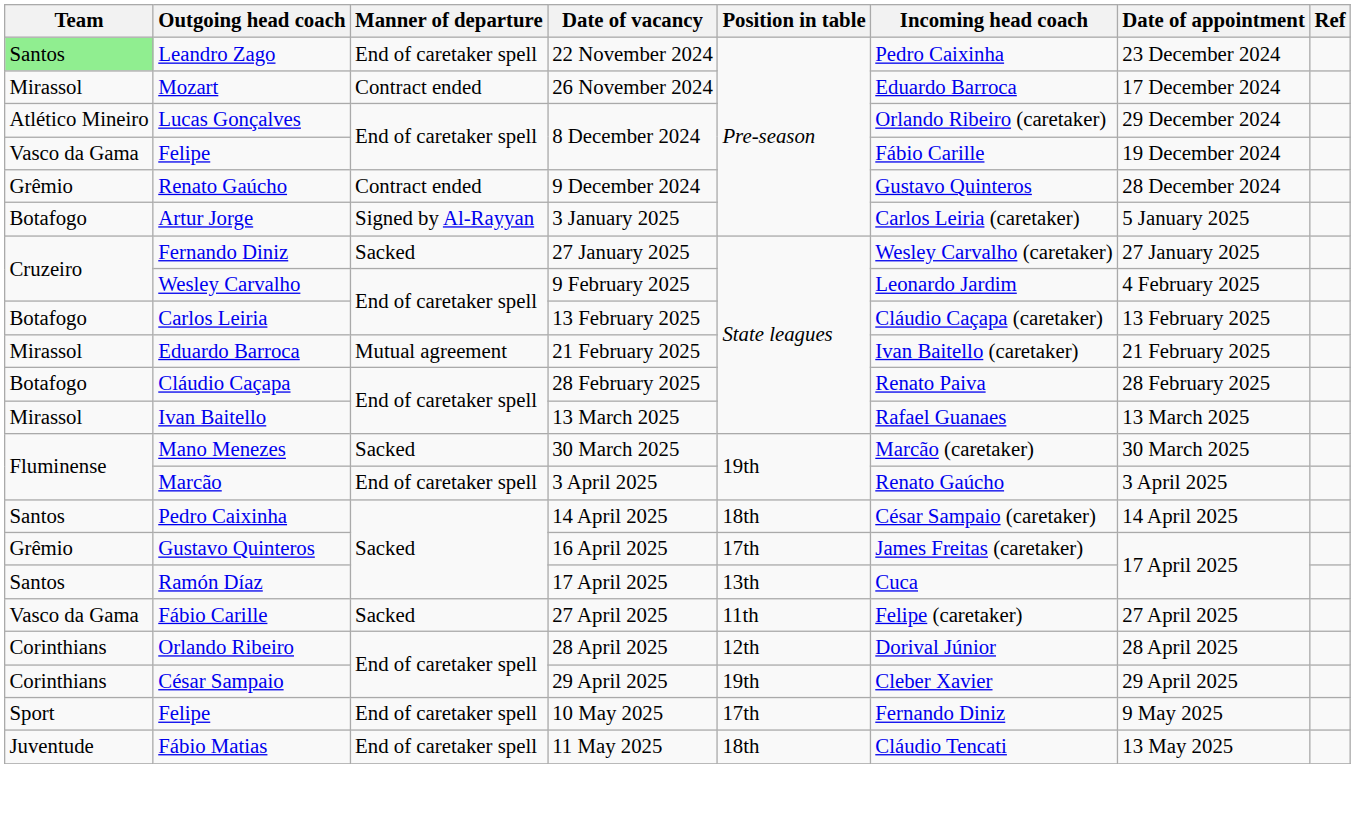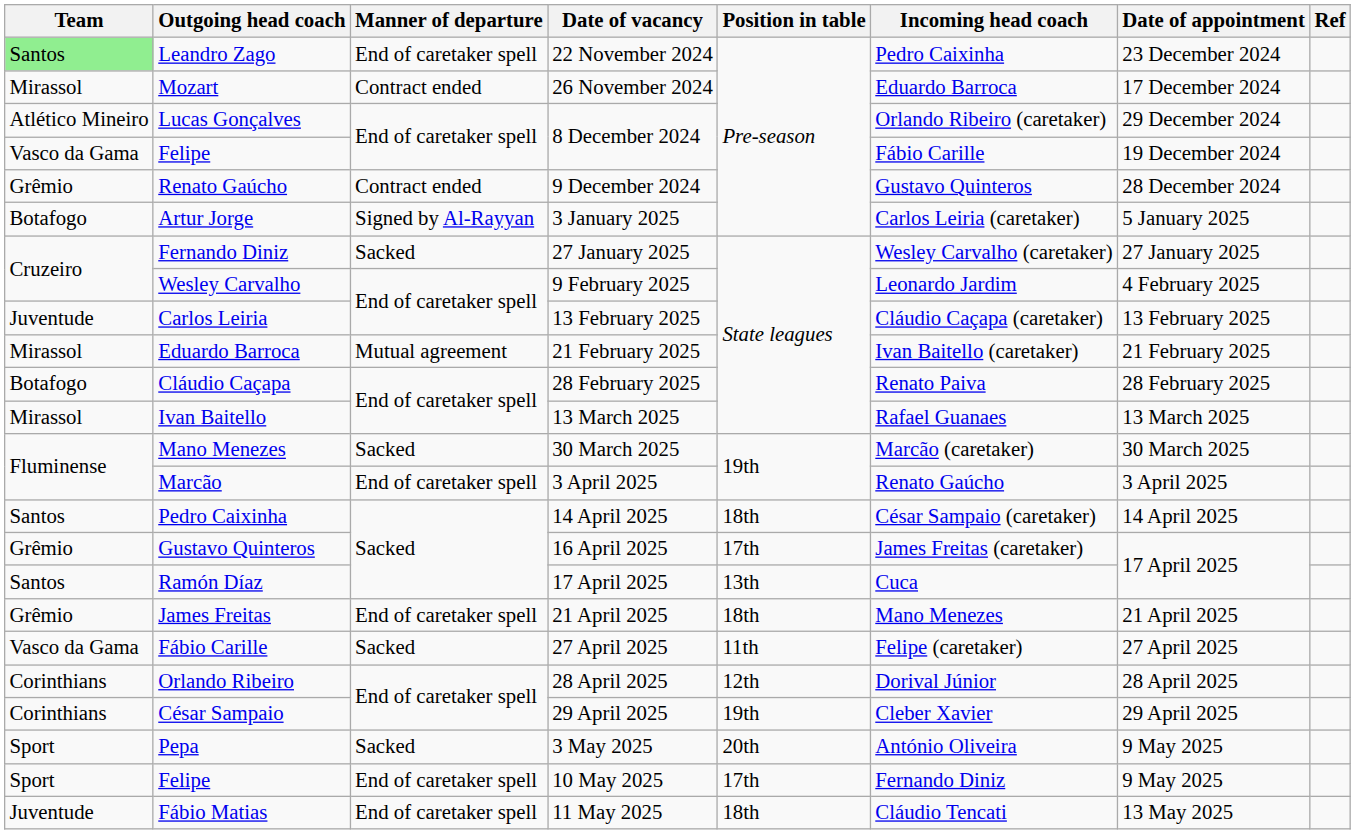(48, 317) Botafogo -> (52, 317) Juventude
+ row: (215, 614)
+ row: (178, 746)
